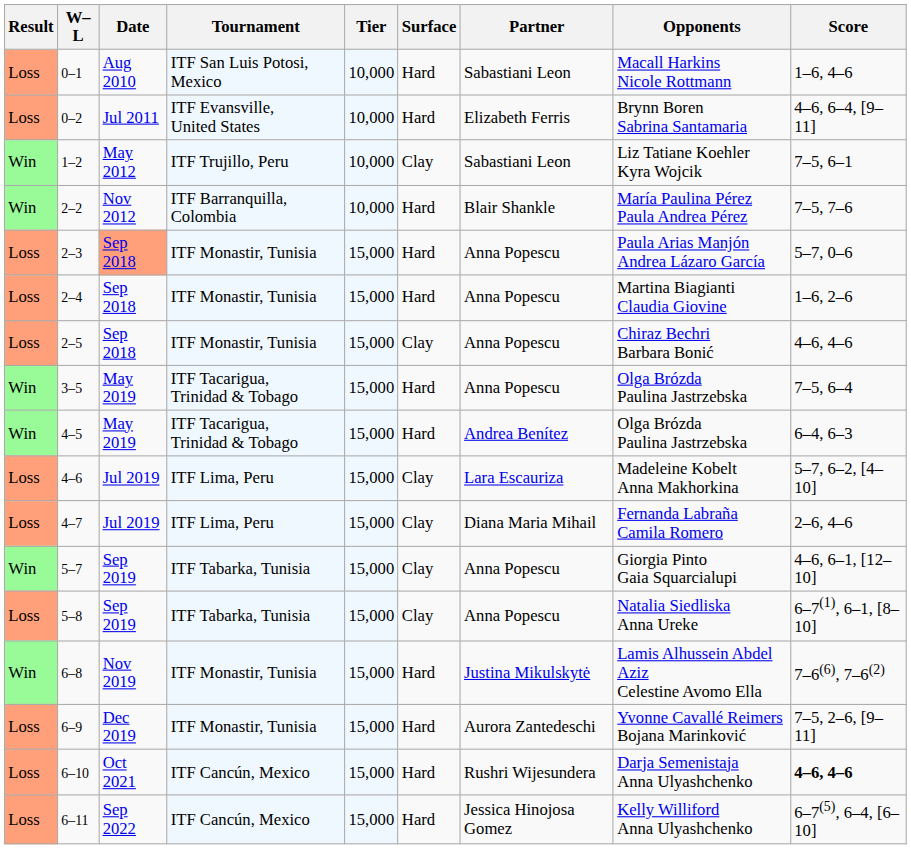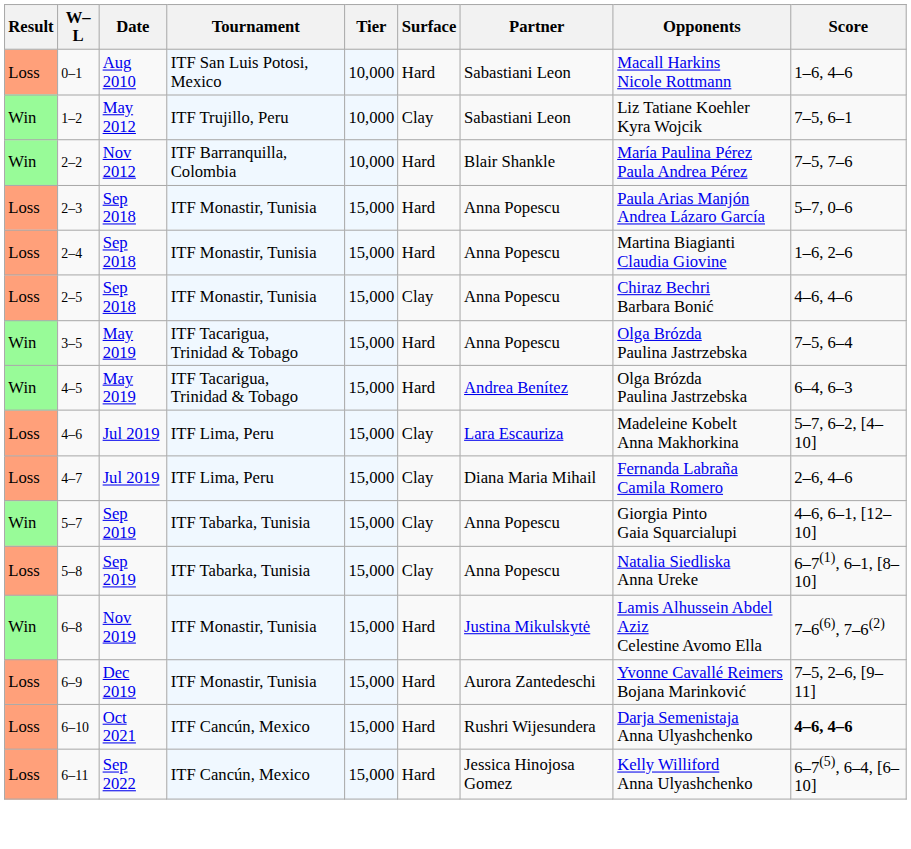- row: (72, 118)
(119, 252) lightsalmon background -> (119, 207) no background
